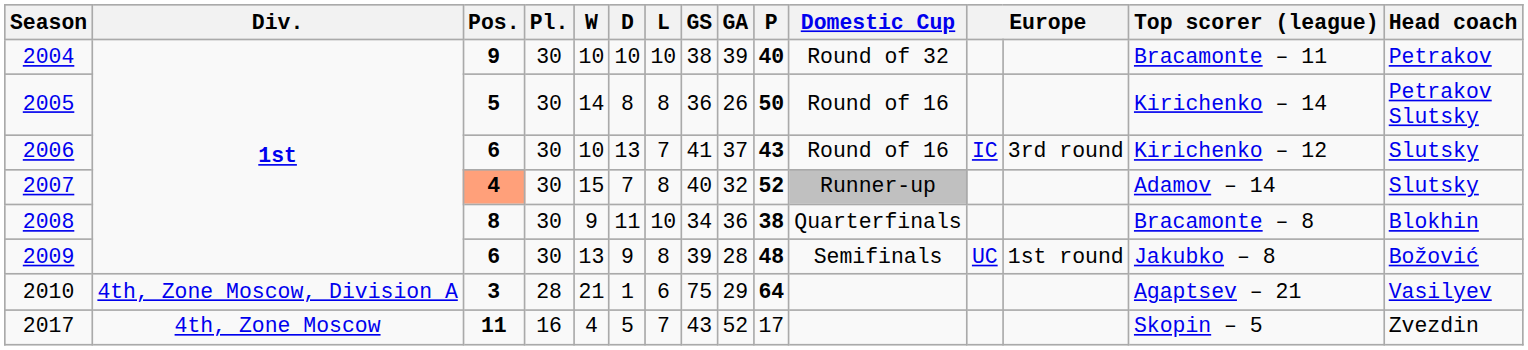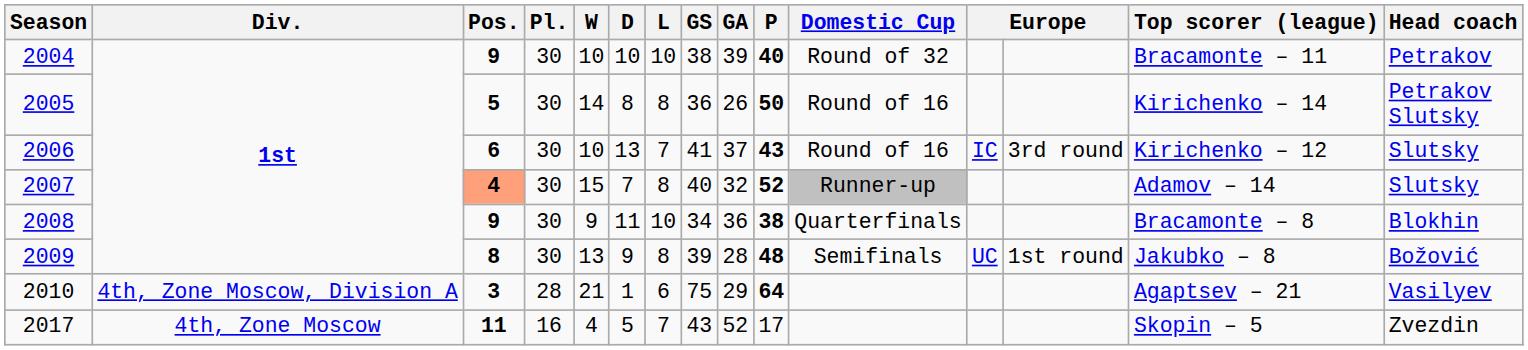(494, 222) 8 -> (494, 222) 9
(494, 257) 6 -> (494, 257) 8
